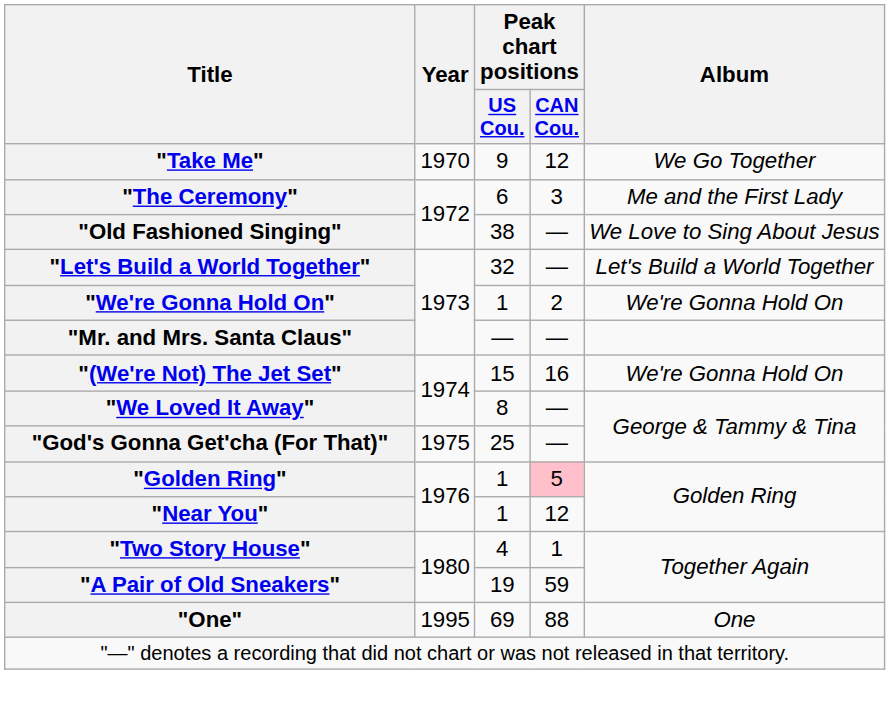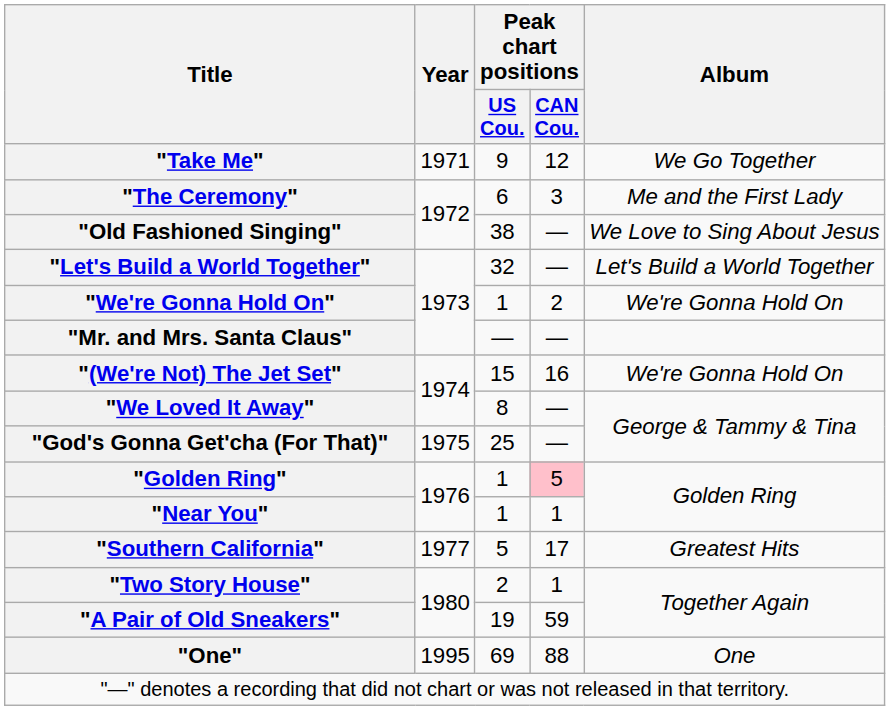(445, 161) 1970 -> (445, 161) 1971
(557, 514) 12 -> (557, 514) 1
+ row: (210, 549)
(502, 549) 4 -> (502, 584) 2
